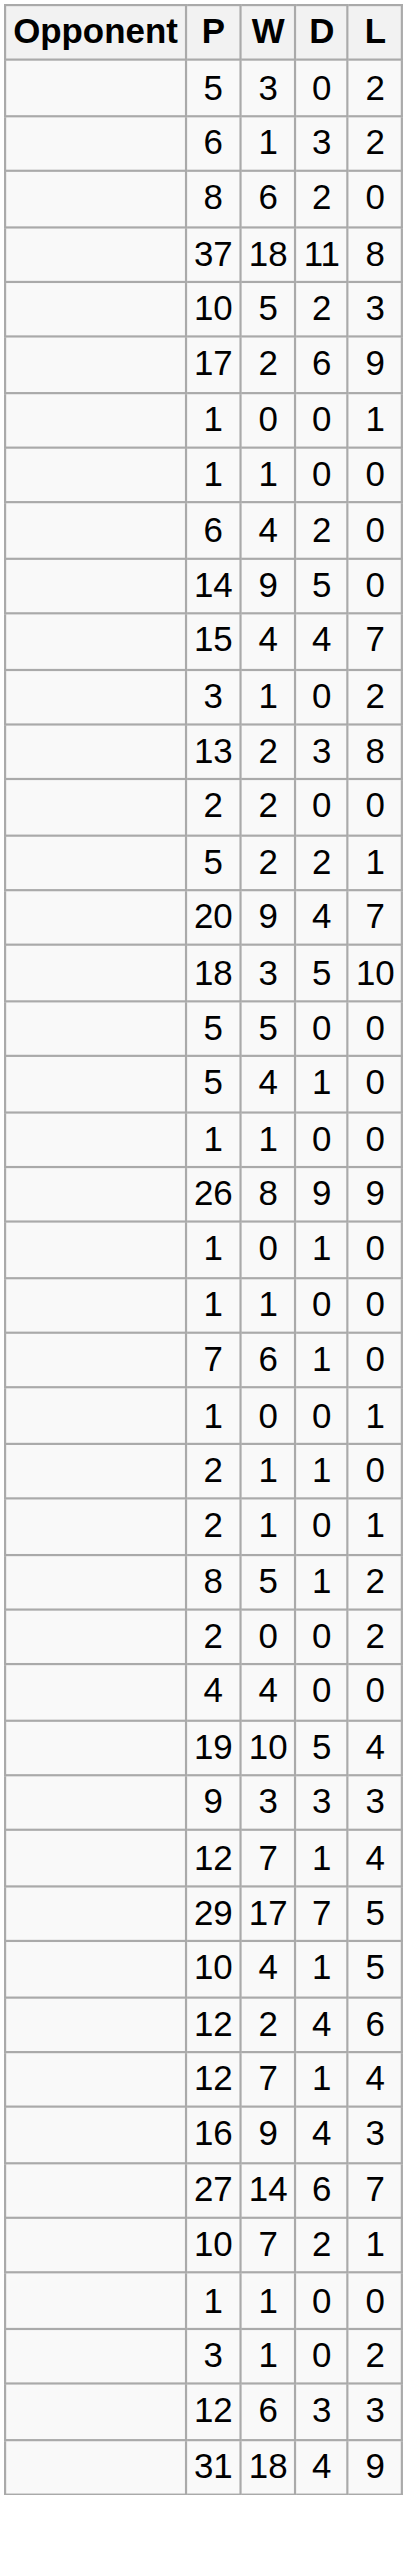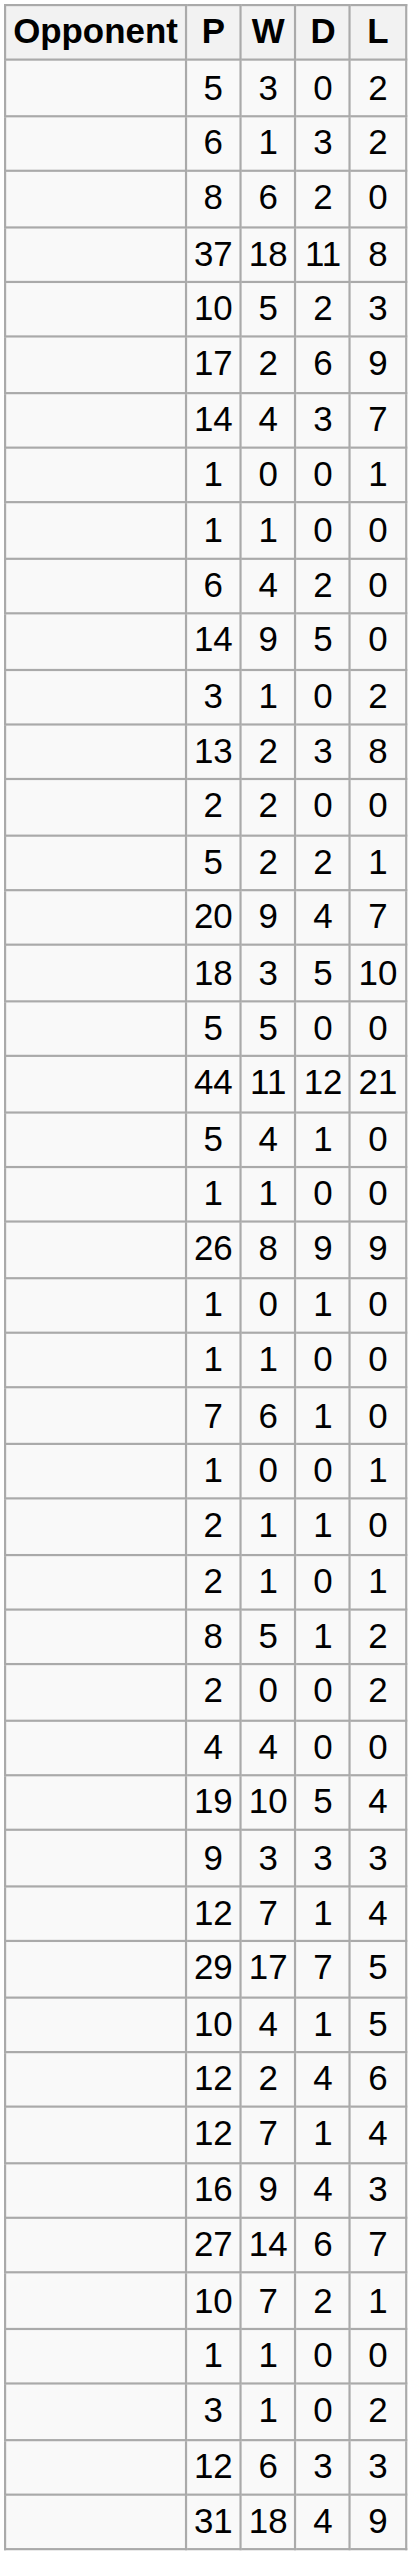+ row: (213, 419)
- row: (213, 640)
+ row: (213, 1083)
